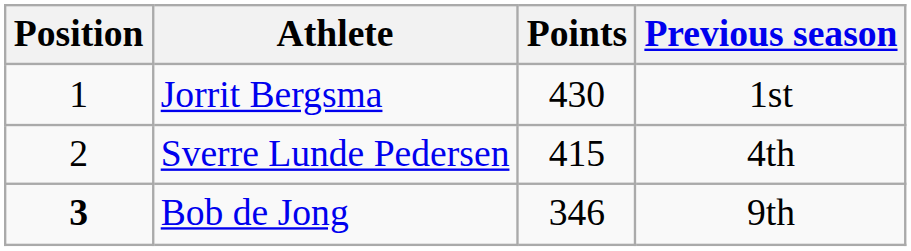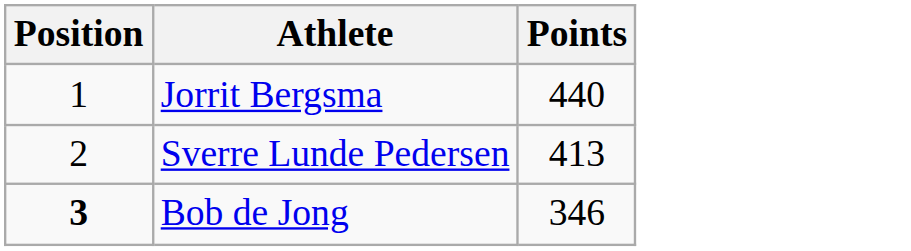- column: (771, 34)
(577, 93) 430 -> (577, 93) 440
(577, 153) 415 -> (577, 153) 413
